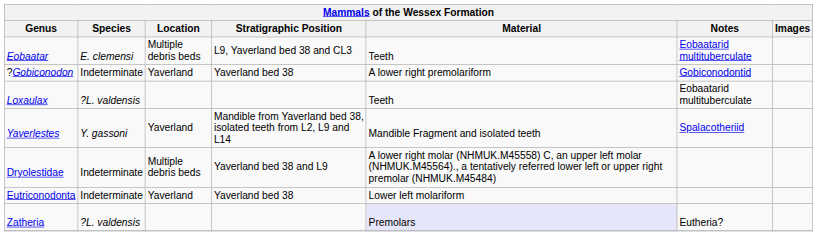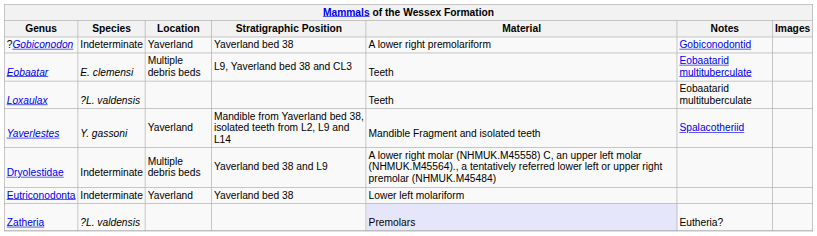rows swapped: (27, 56) <-> (40, 72)
